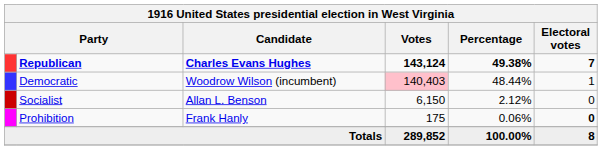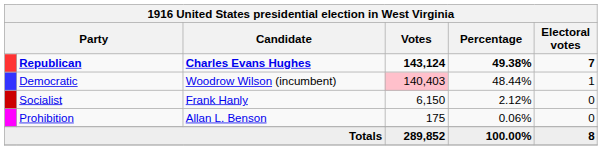(226, 100) Allan L. Benson -> (217, 100) Frank Hanly
(217, 118) Frank Hanly -> (226, 118) Allan L. Benson
(591, 118) bold -> (591, 118) normal
